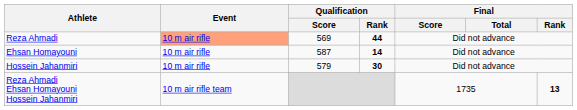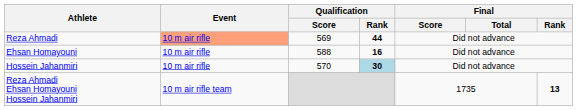(324, 52) 587 -> (324, 52) 588
(377, 52) 14 -> (377, 52) 16
(324, 66) 579 -> (324, 66) 570
(377, 66) no background -> (377, 66) lightblue background
